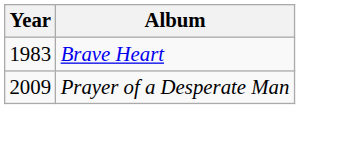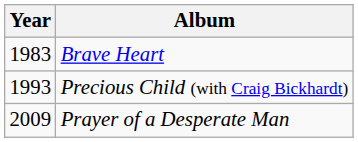+ row: (204, 86)
